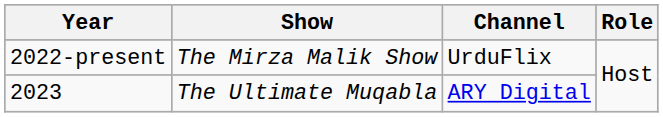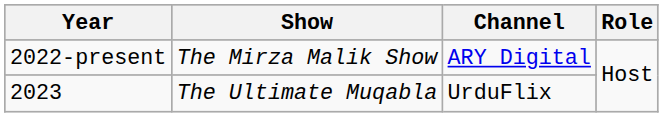(500, 58) UrduFlix -> (519, 58) ARY Digital
(519, 93) ARY Digital -> (500, 93) UrduFlix
